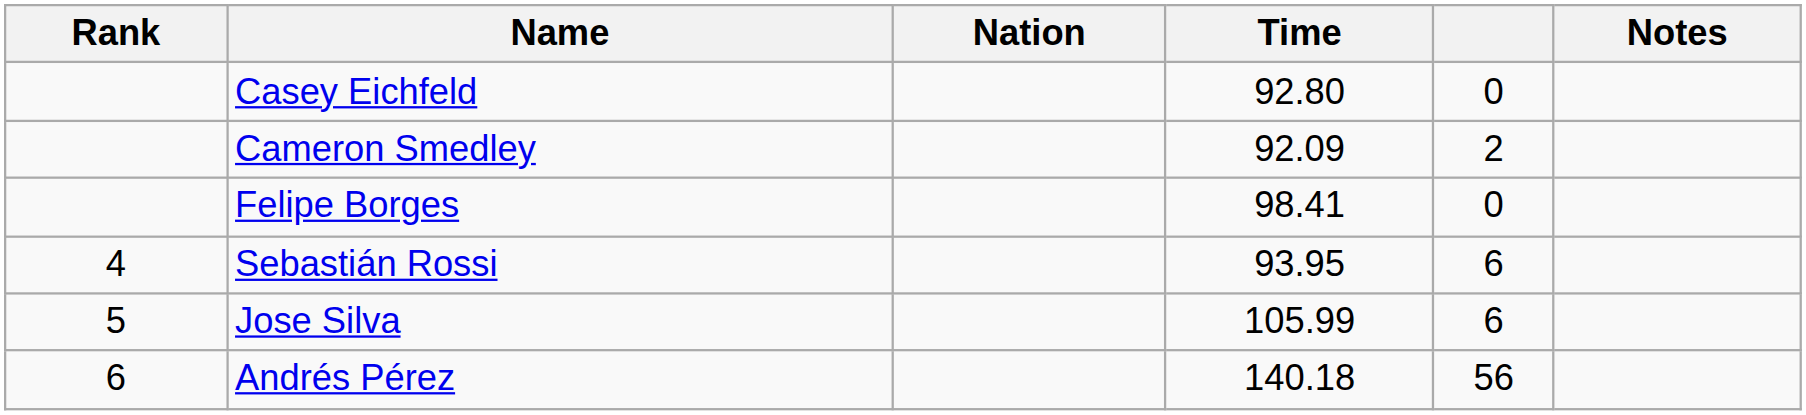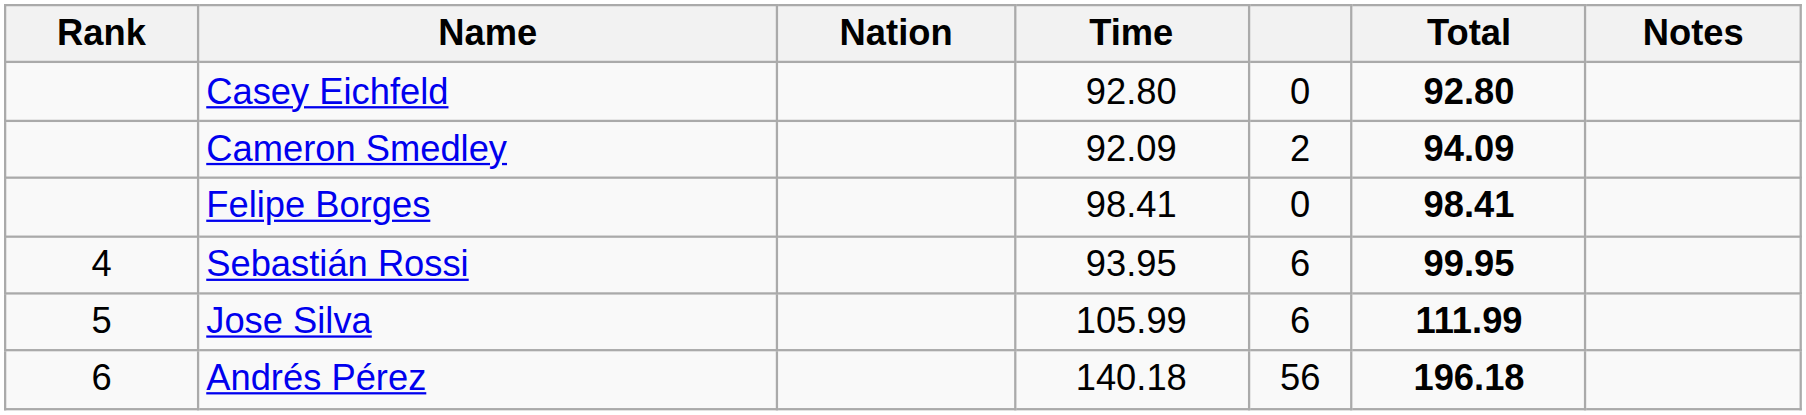+ column: (1469, 33)
